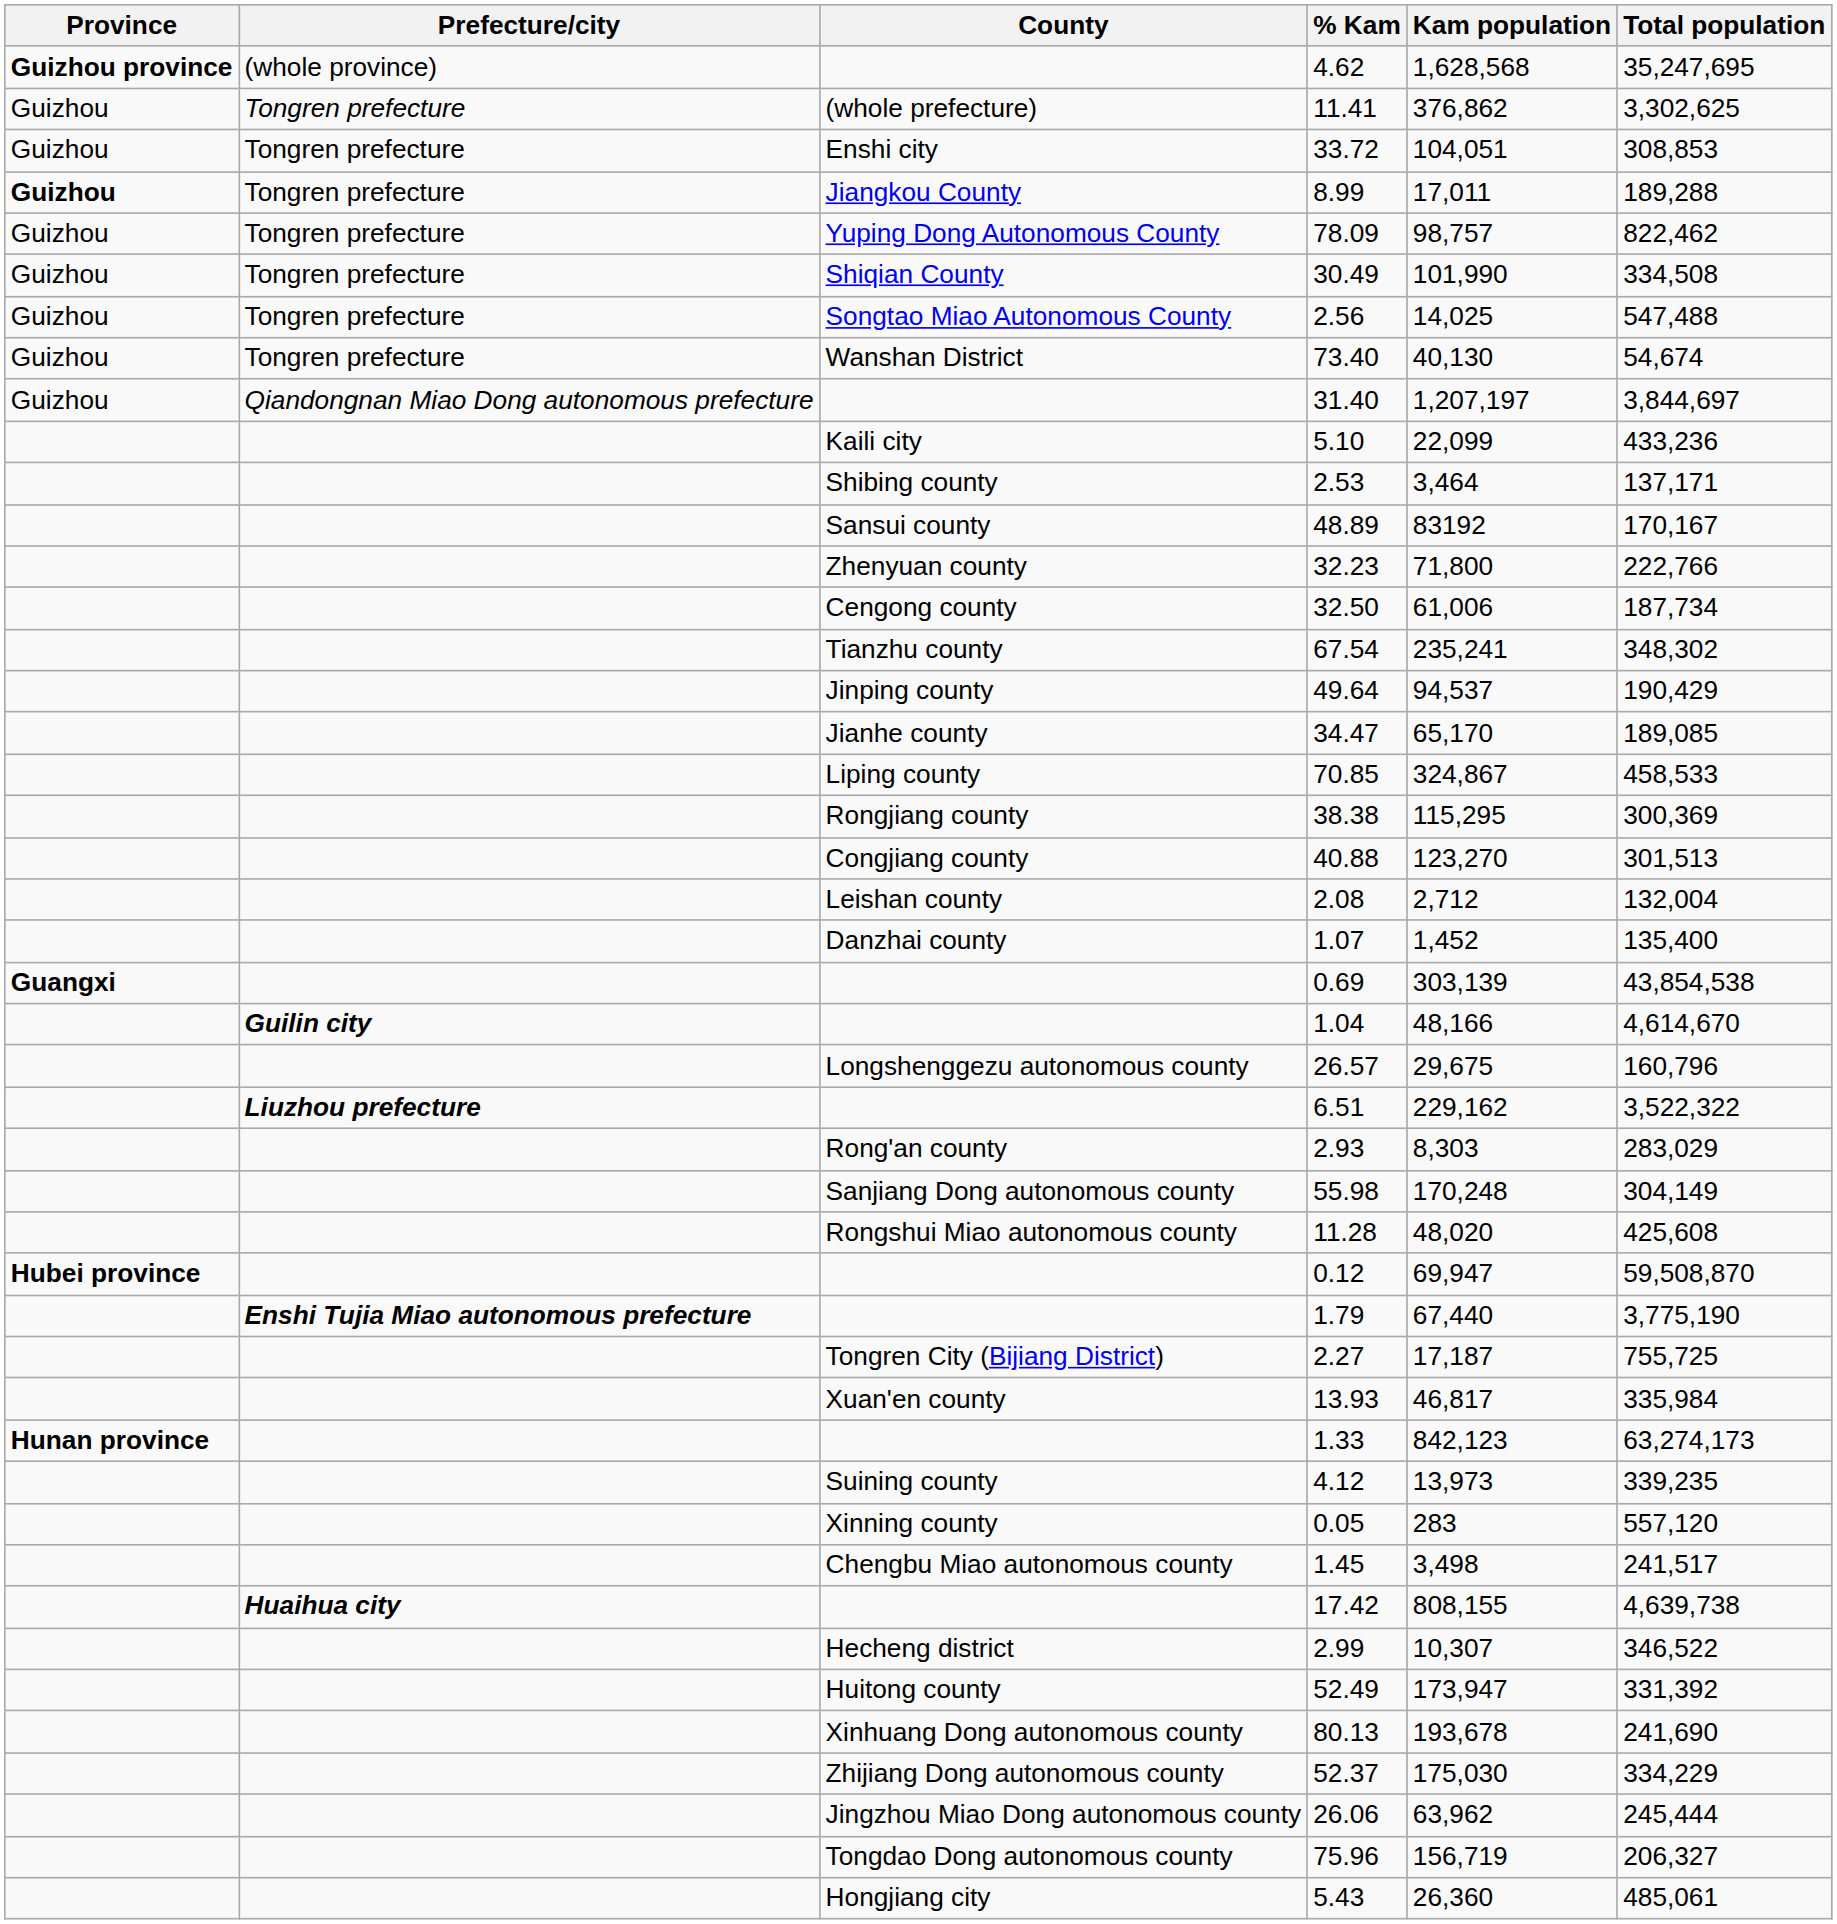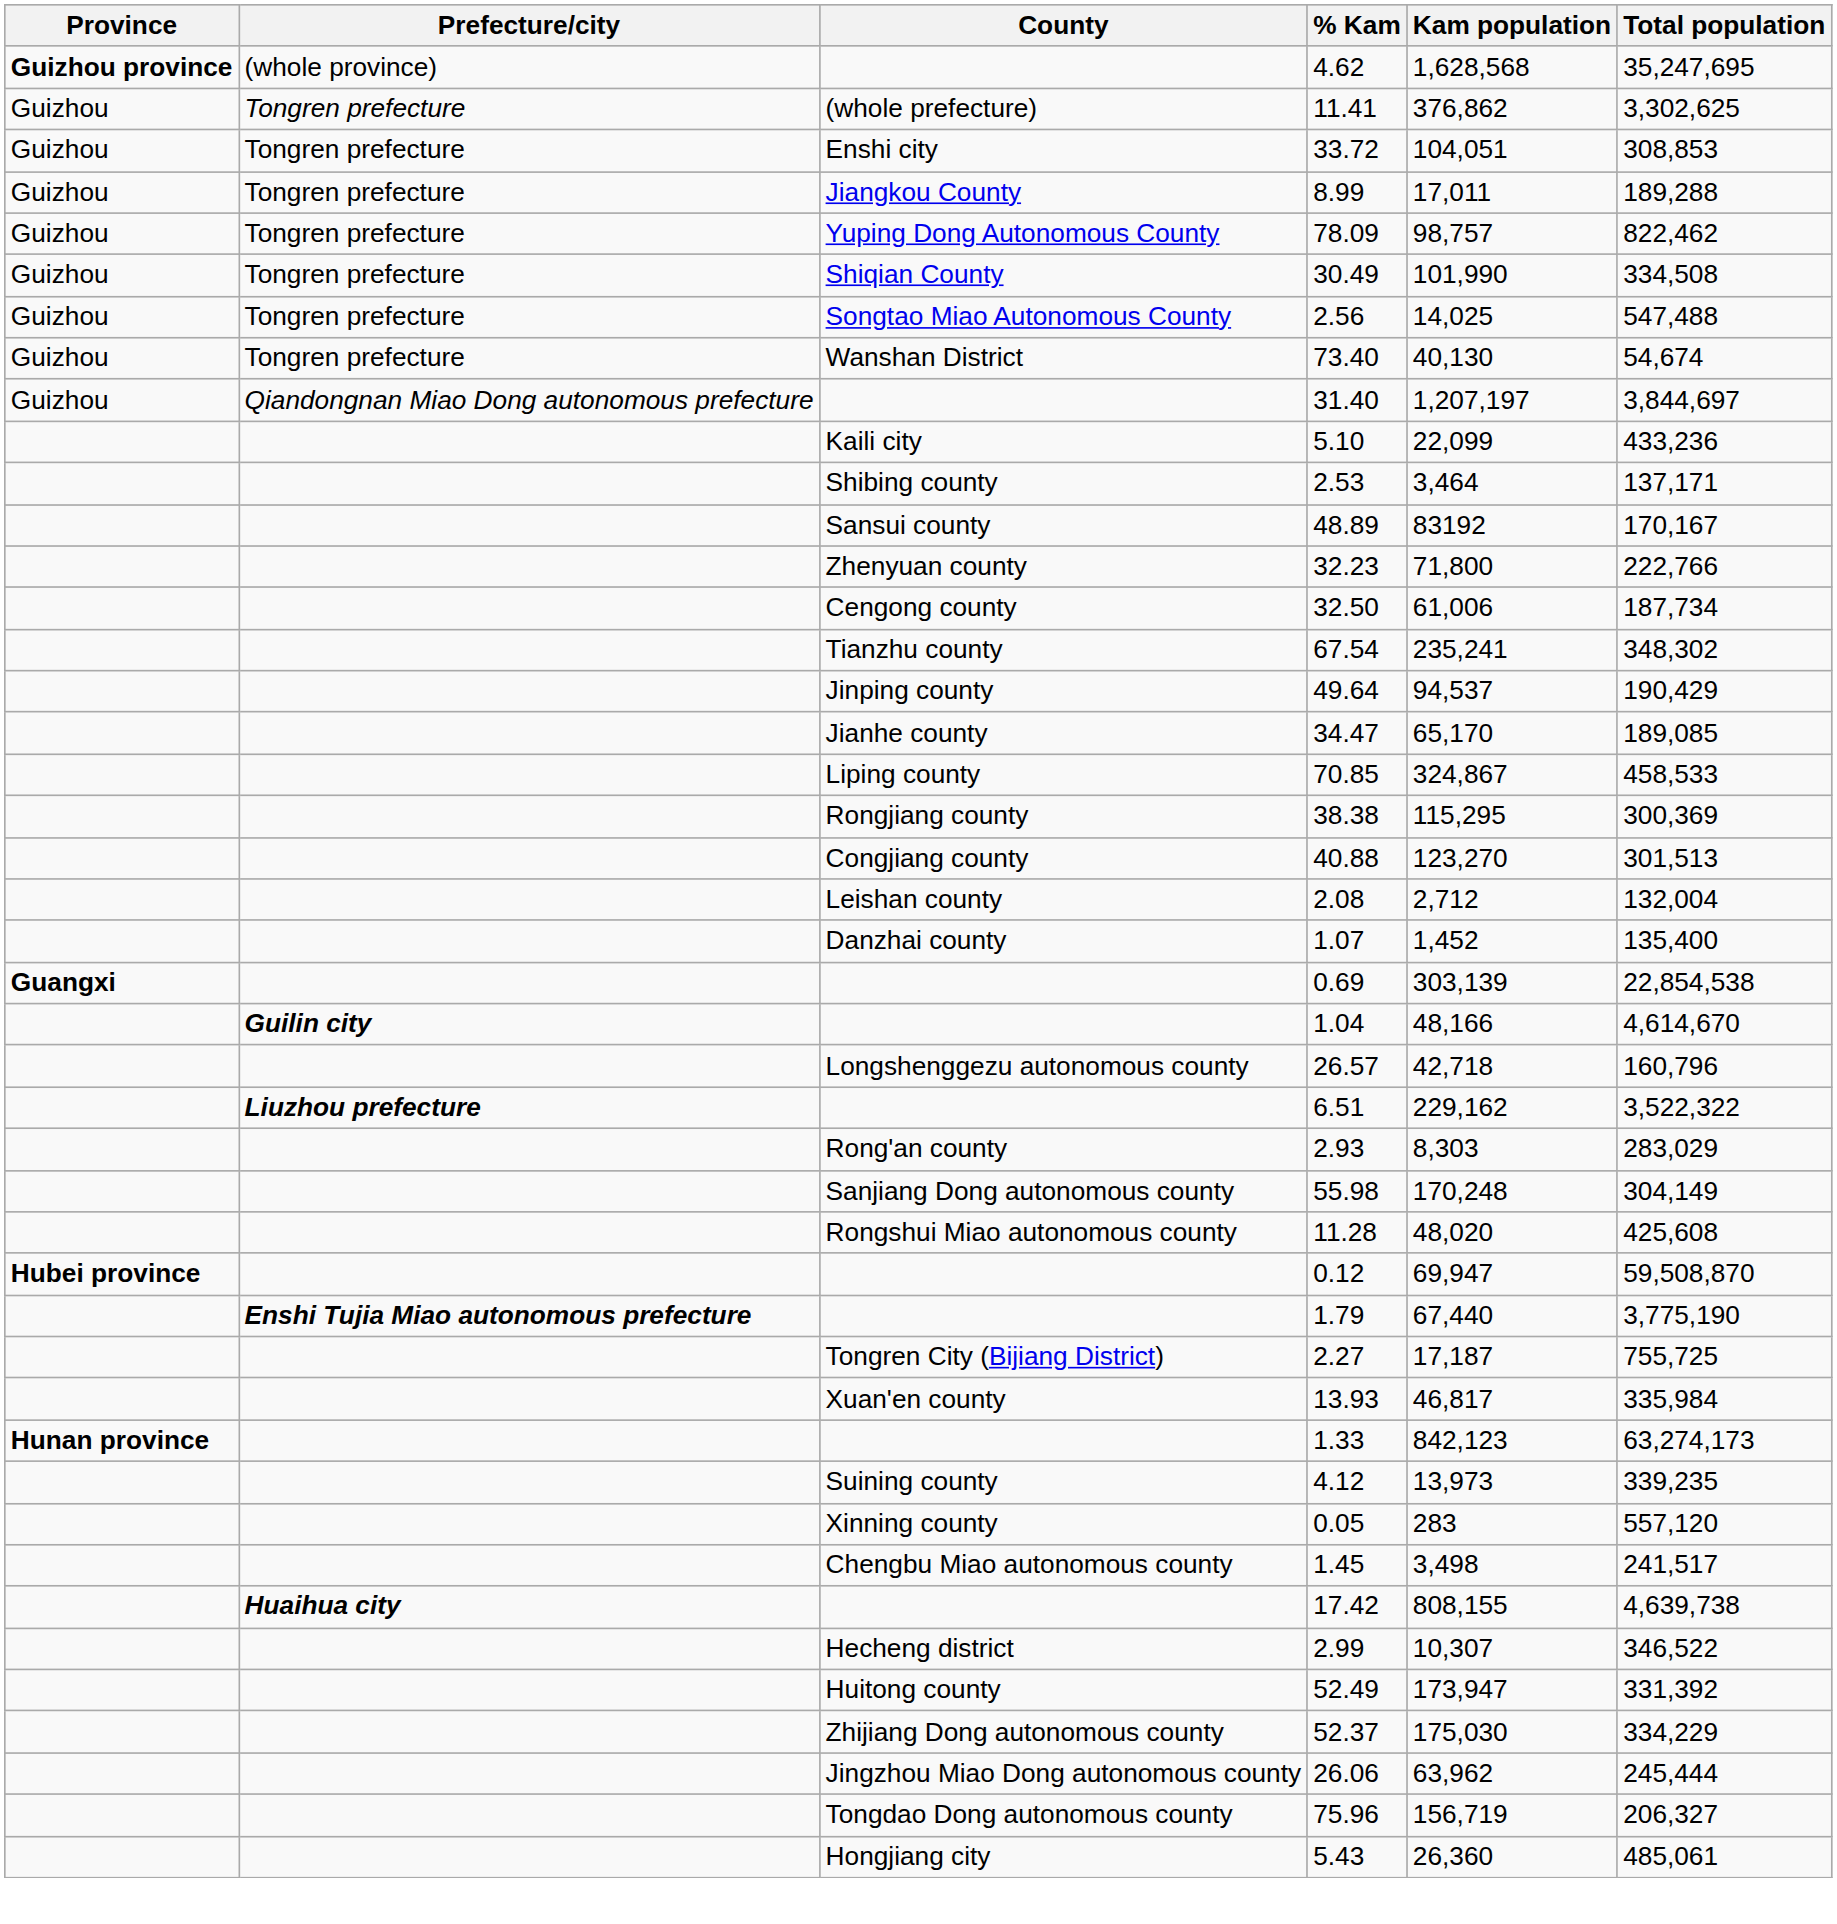(63, 191) bold -> (60, 191) normal
(1689, 982) 43,854,538 -> (1689, 982) 22,854,538
(1453, 1065) 29,675 -> (1453, 1065) 42,718
- row: (1346, 1731)
